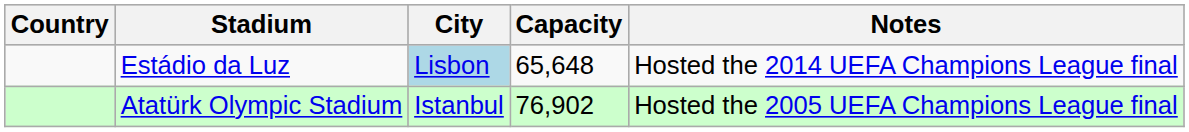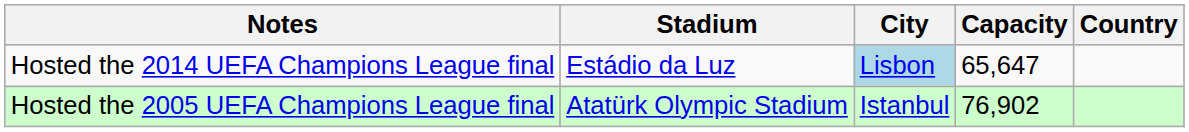columns swapped: (60, 24) <-> (906, 24)
(555, 65) 65,648 -> (1000, 65) 65,647
